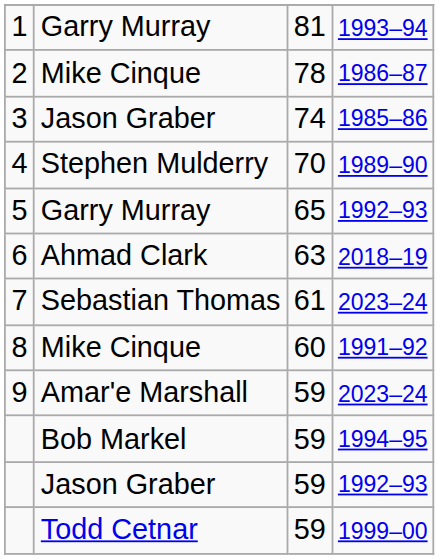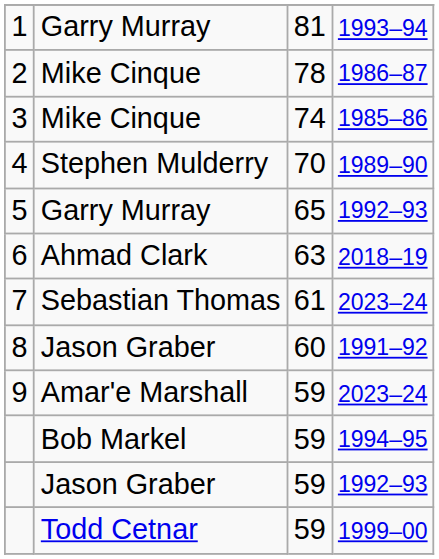(128, 118) Jason Graber -> (121, 118) Mike Cinque
(121, 347) Mike Cinque -> (128, 347) Jason Graber
